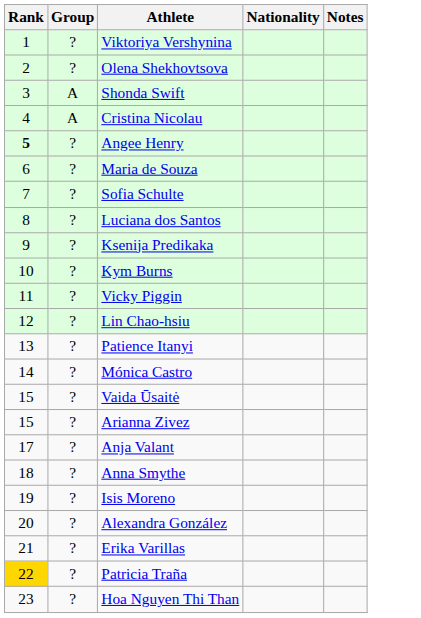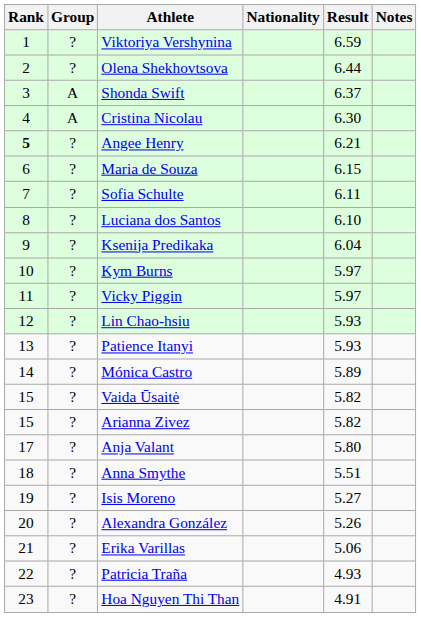+ column: (348, 17)
(26, 574) gold background -> (26, 574) no background
